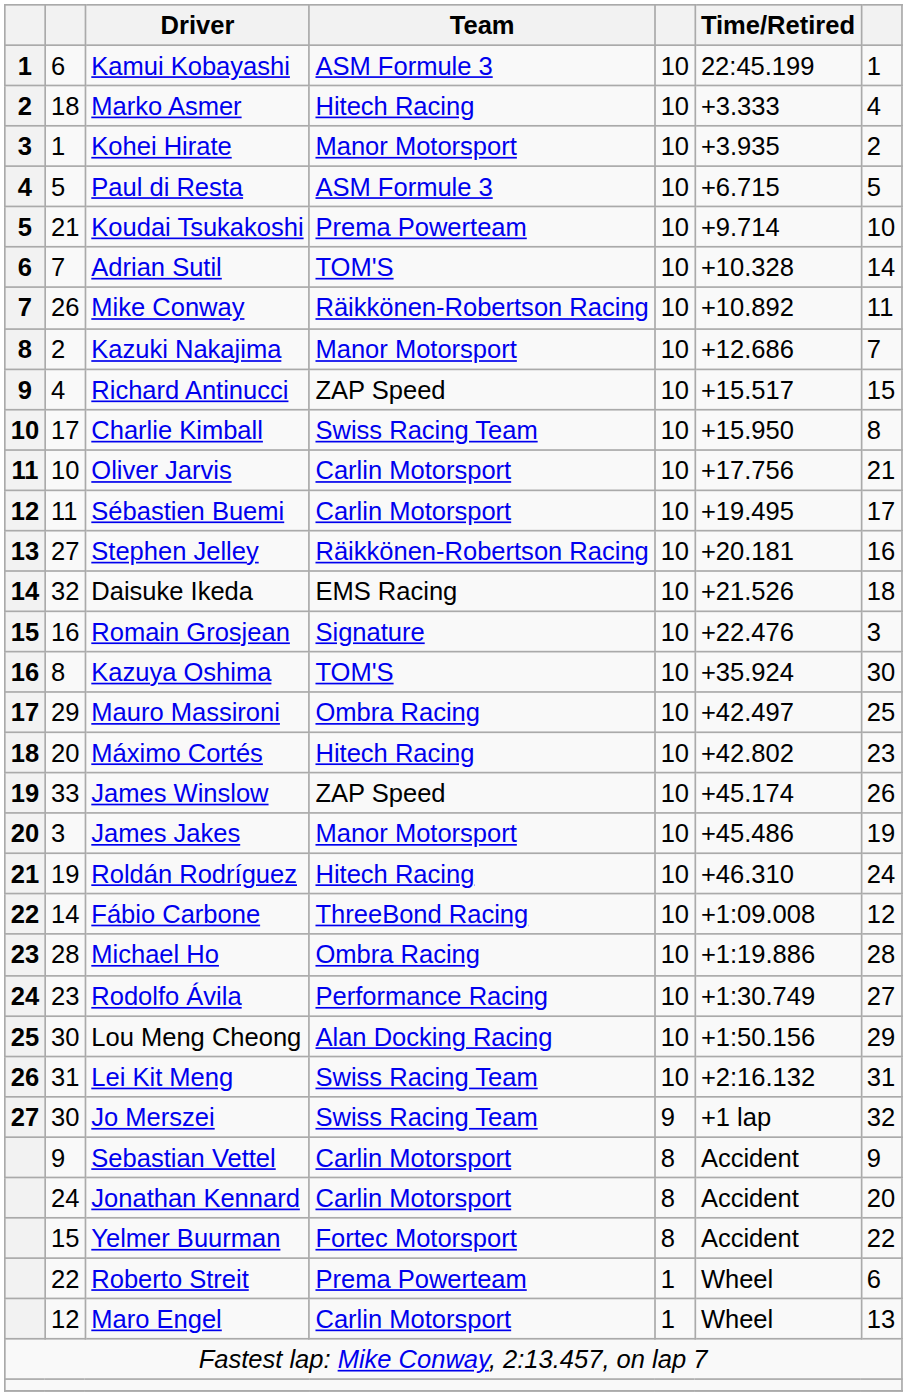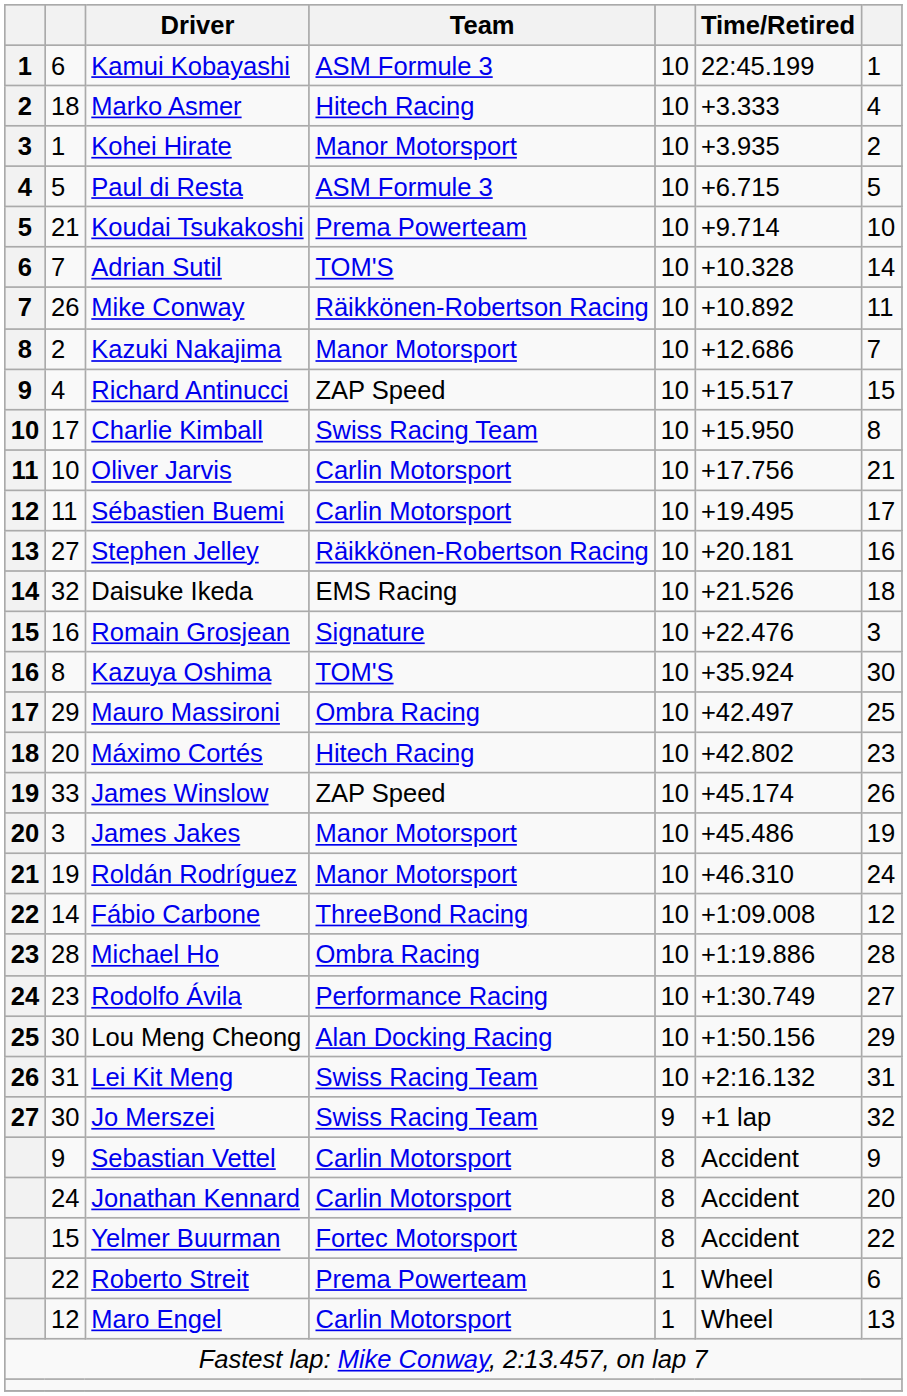(395, 874) Hitech Racing -> (416, 874) Manor Motorsport
